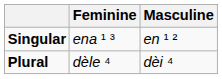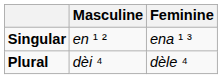columns swapped: (179, 16) <-> (105, 16)
